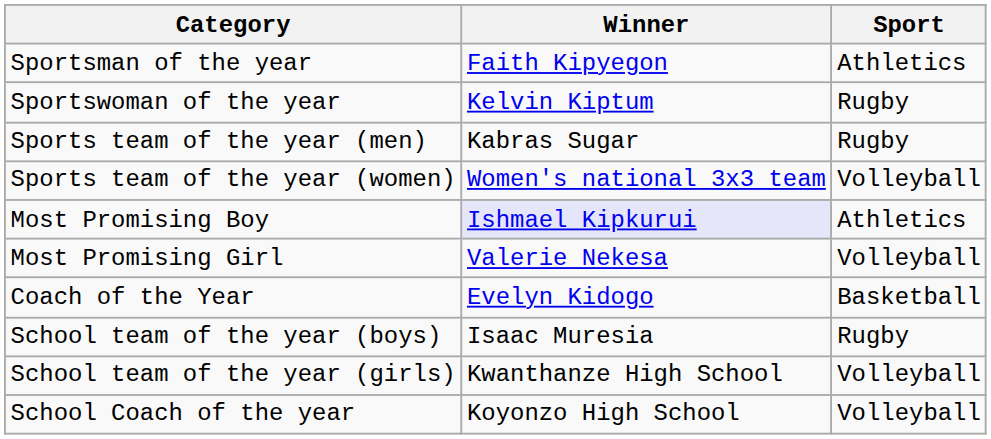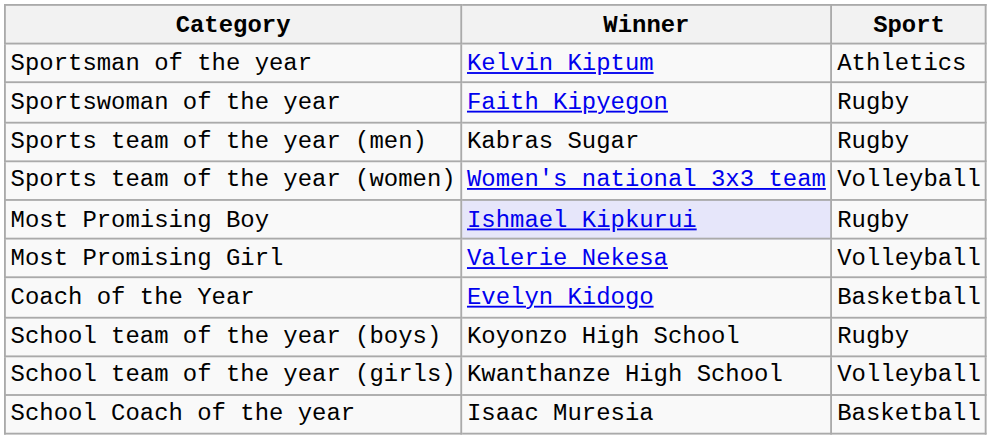(567, 63) Faith Kipyegon -> (560, 63) Kelvin Kiptum
(560, 102) Kelvin Kiptum -> (567, 102) Faith Kipyegon
(902, 219) Athletics -> (873, 219) Rugby
(560, 336) Isaac Muresia -> (603, 336) Koyonzo High School
(603, 414) Koyonzo High School -> (560, 414) Isaac Muresia
(909, 414) Volleyball -> (909, 414) Basketball
